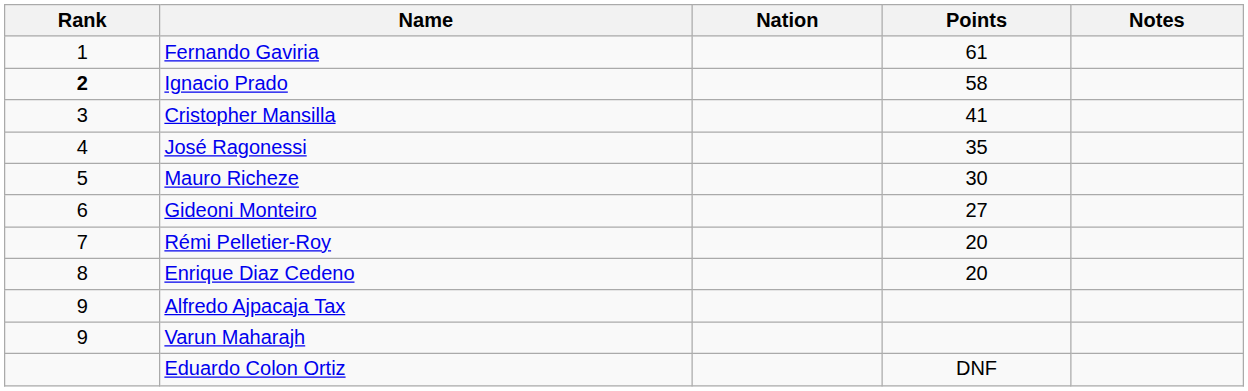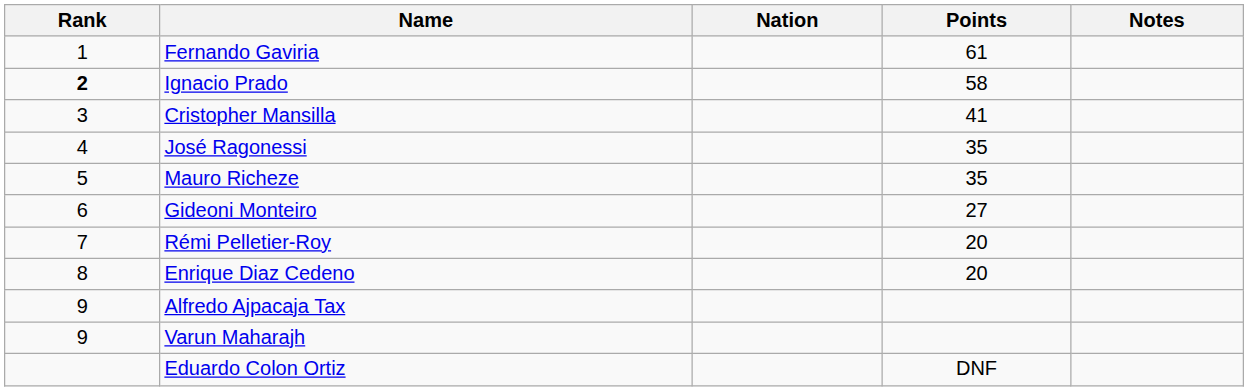(977, 178) 30 -> (977, 178) 35
